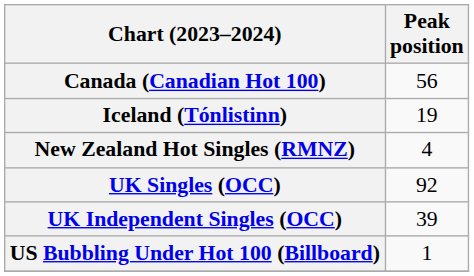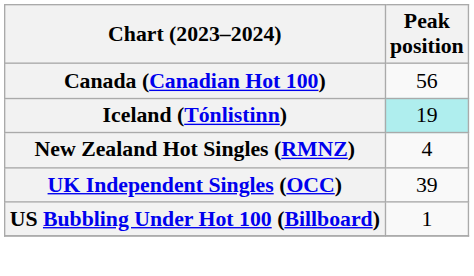(427, 115) no background -> (427, 115) paleturquoise background
- row: (195, 184)
